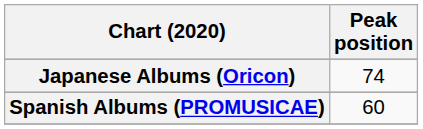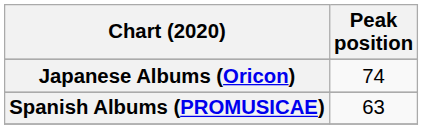(374, 107) 60 -> (374, 107) 63
